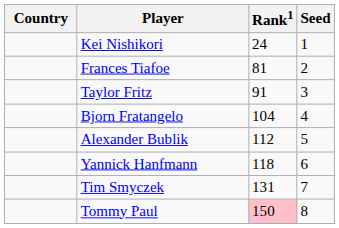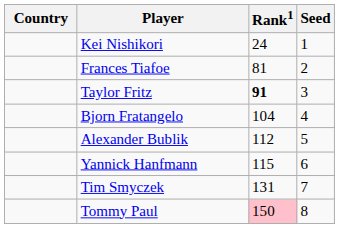(260, 92) normal -> (260, 92) bold
(263, 163) 118 -> (263, 163) 115
